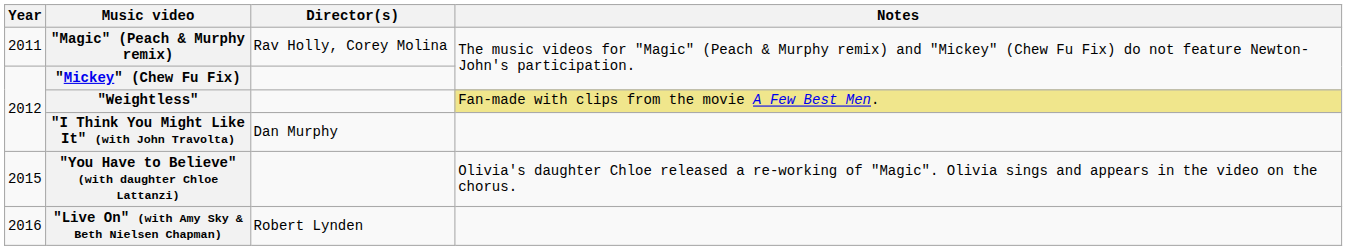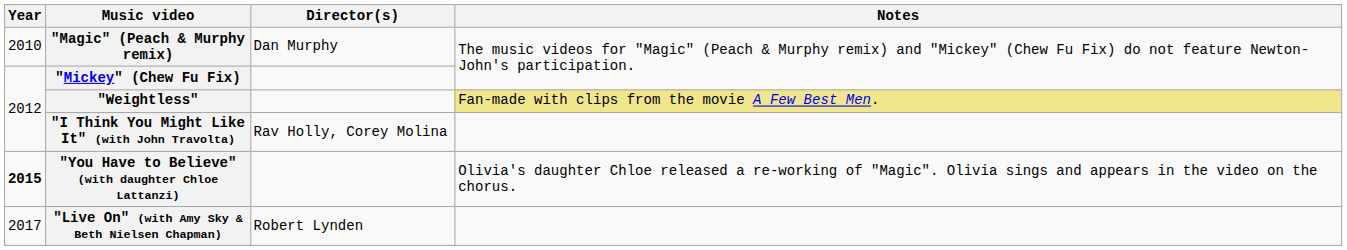(25, 47) 2011 -> (25, 47) 2010
(351, 47) Rav Holly, Corey Molina -> (296, 47) Dan Murphy
(296, 132) Dan Murphy -> (351, 132) Rav Holly, Corey Molina
(25, 179) normal -> (25, 179) bold
(25, 226) 2016 -> (25, 226) 2017
